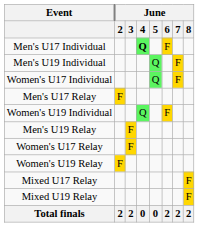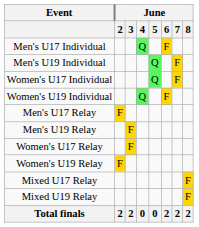(143, 46) bold -> (142, 46) normal
rows swapped: (59, 113) <-> (59, 96)
